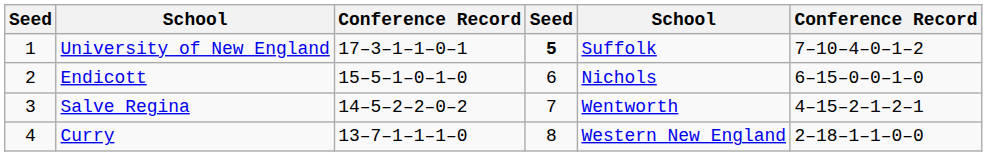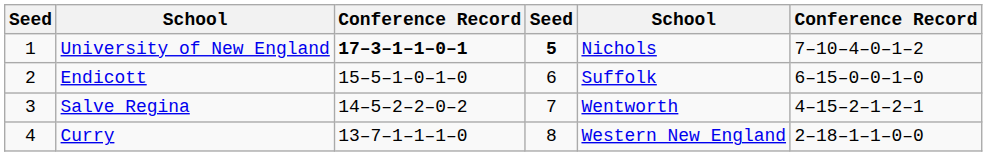(403, 49) normal -> (403, 49) bold
(619, 49) Suffolk -> (619, 49) Nichols
(619, 78) Nichols -> (619, 78) Suffolk
